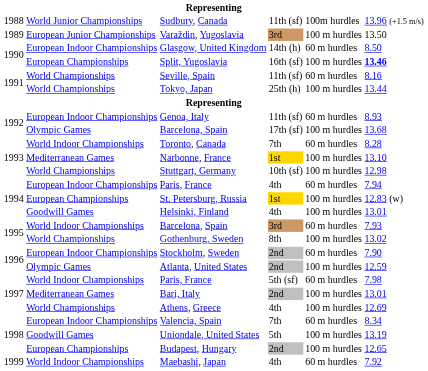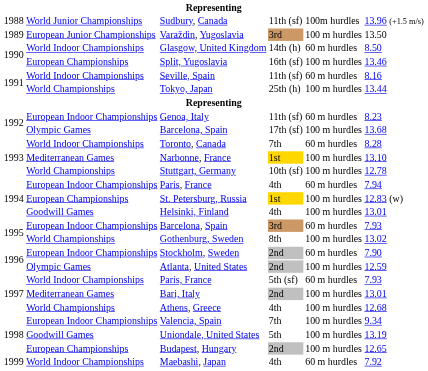(92, 48) European Indoor Championships -> (85, 48) World Indoor Championships
(376, 62) bold -> (376, 62) normal
(71, 75) World Championships -> (85, 75) World Indoor Championships
(373, 116) 8.93 -> (373, 116) 8.23
(376, 171) 12.98 -> (376, 171) 12.78
(85, 225) World Indoor Championships -> (92, 225) European Indoor Championships
(373, 280) 7.98 -> (373, 280) 7.93
(376, 307) 12.69 -> (376, 307) 12.68
(331, 321) 60 m hurdles -> (334, 321) 100 m hurdles
(373, 321) 8.34 -> (373, 321) 9.34
